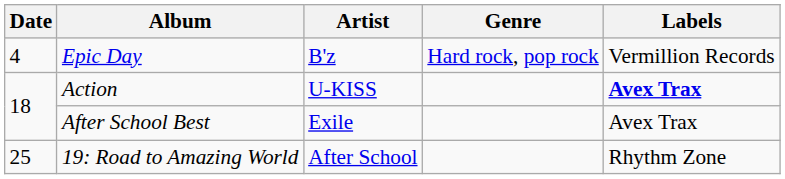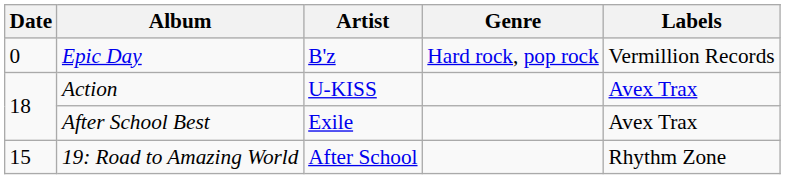(15, 55) 4 -> (15, 55) 0
(655, 88) bold -> (653, 88) normal
(20, 156) 25 -> (20, 156) 15
